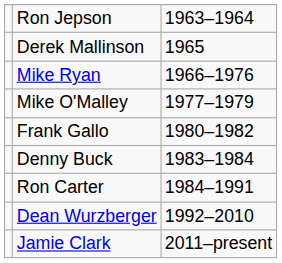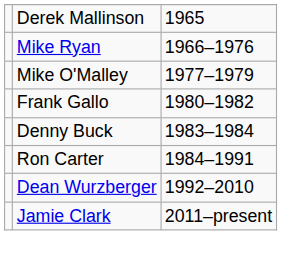- row: (64, 18)
